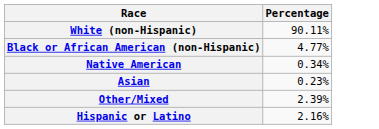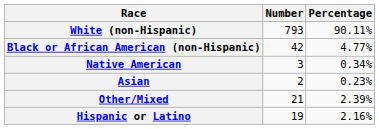+ column: (285, 13)
